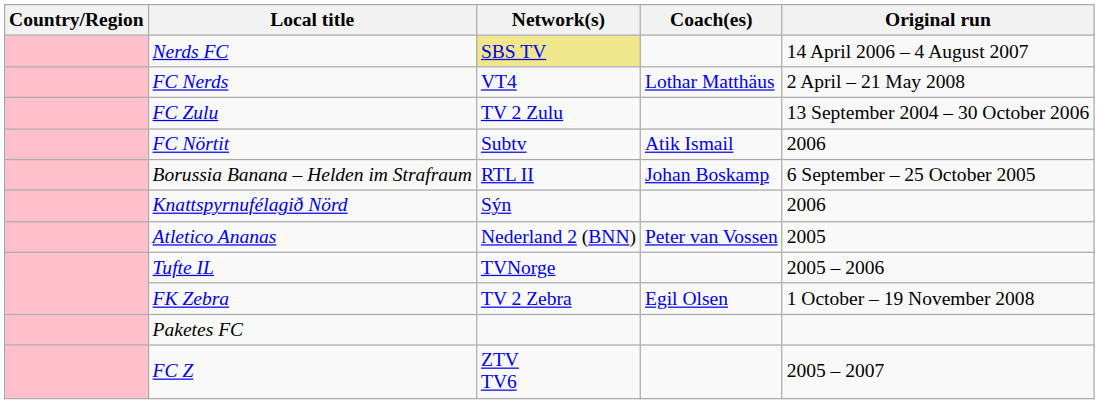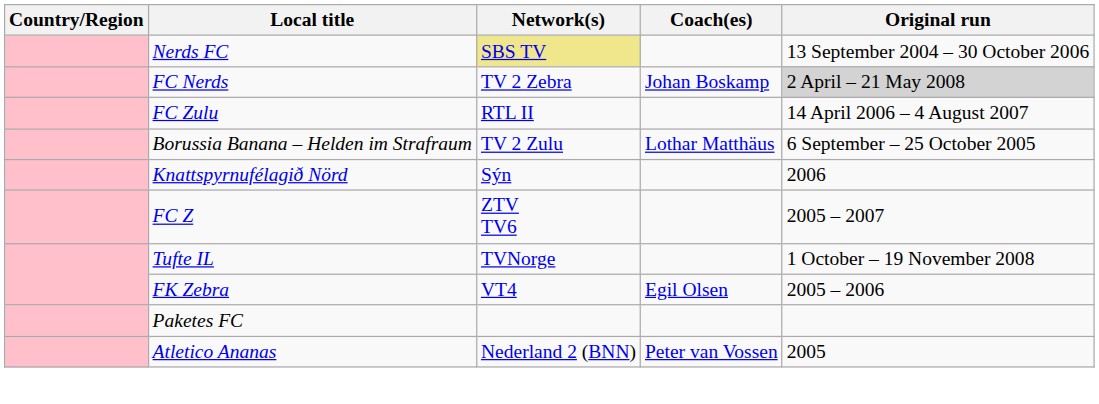(908, 50) 14 April 2006 – 4 August 2007 -> (938, 50) 13 September 2004 – 30 October 2006
(499, 81) VT4 -> (526, 81) TV 2 Zebra
(710, 81) Lothar Matthäus -> (707, 81) Johan Boskamp
(876, 81) no background -> (876, 81) lightgrey background
(522, 112) TV 2 Zulu -> (507, 112) RTL II
(938, 112) 13 September 2004 – 30 October 2006 -> (908, 112) 14 April 2006 – 4 August 2007
- row: (191, 143)
(507, 174) RTL II -> (522, 143) TV 2 Zulu
(707, 174) Johan Boskamp -> (710, 143) Lothar Matthäus
rows swapped: (214, 236) <-> (173, 371)
(835, 267) 2005 – 2006 -> (911, 258) 1 October – 19 November 2008
(526, 298) TV 2 Zebra -> (499, 289) VT4
(911, 298) 1 October – 19 November 2008 -> (835, 289) 2005 – 2006
